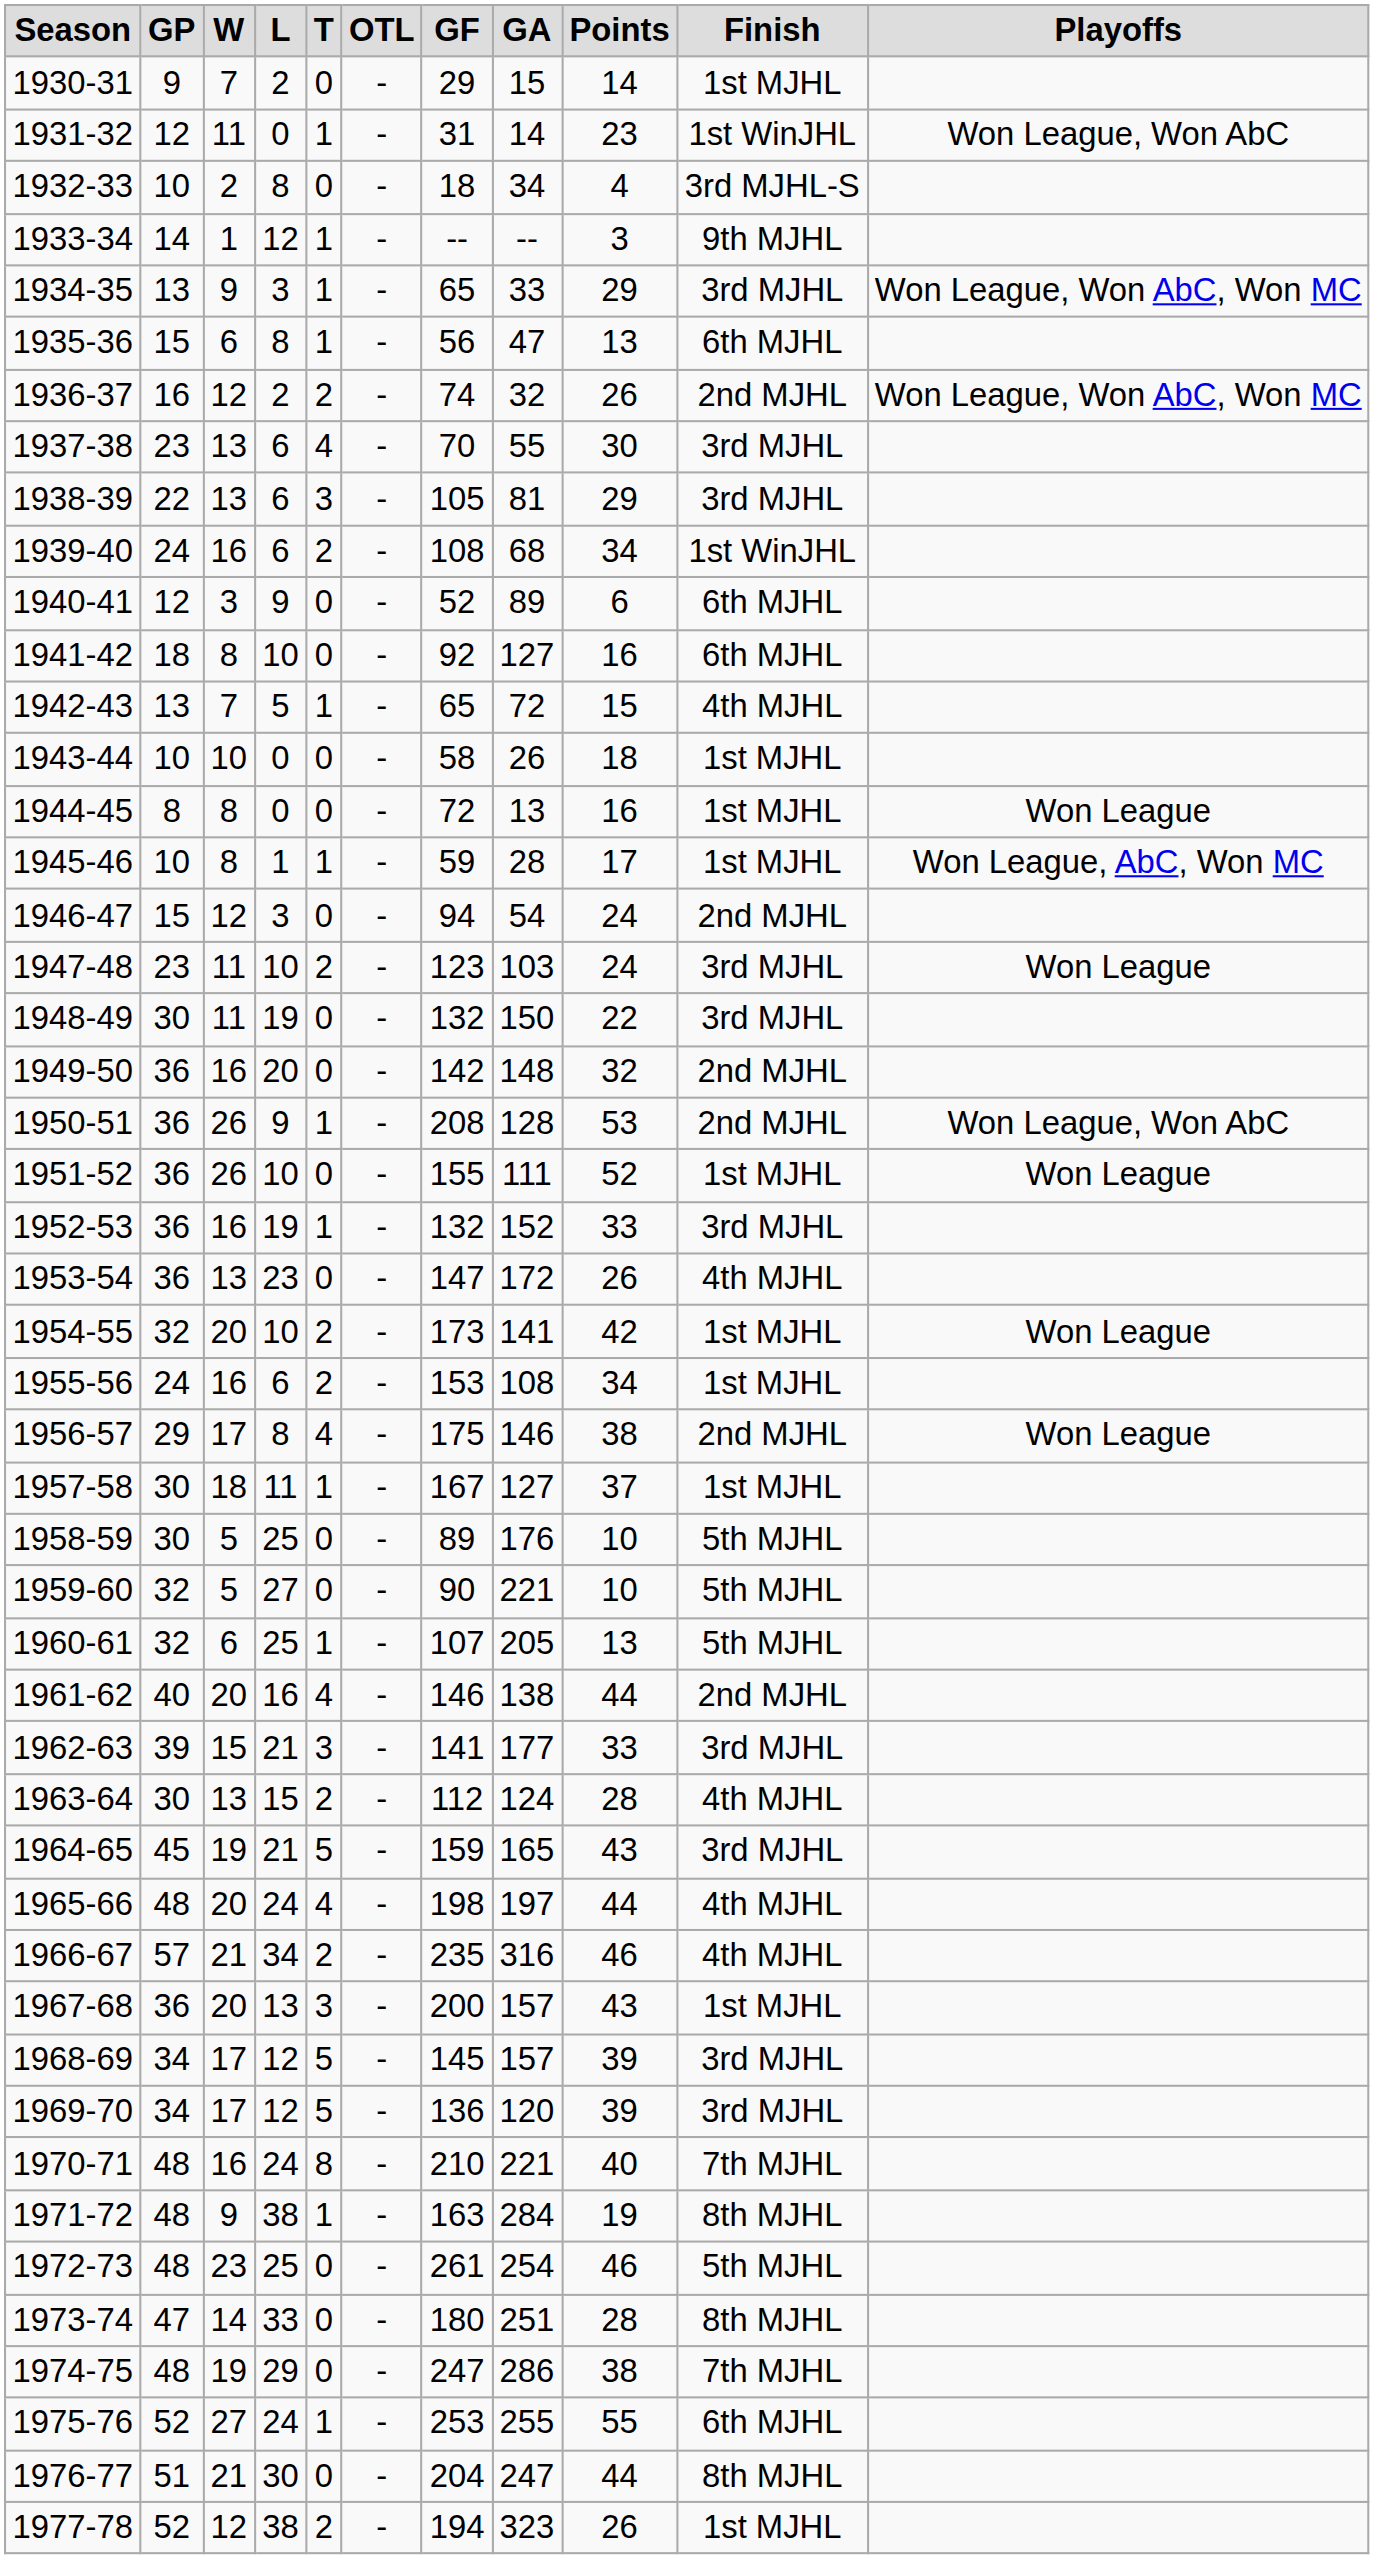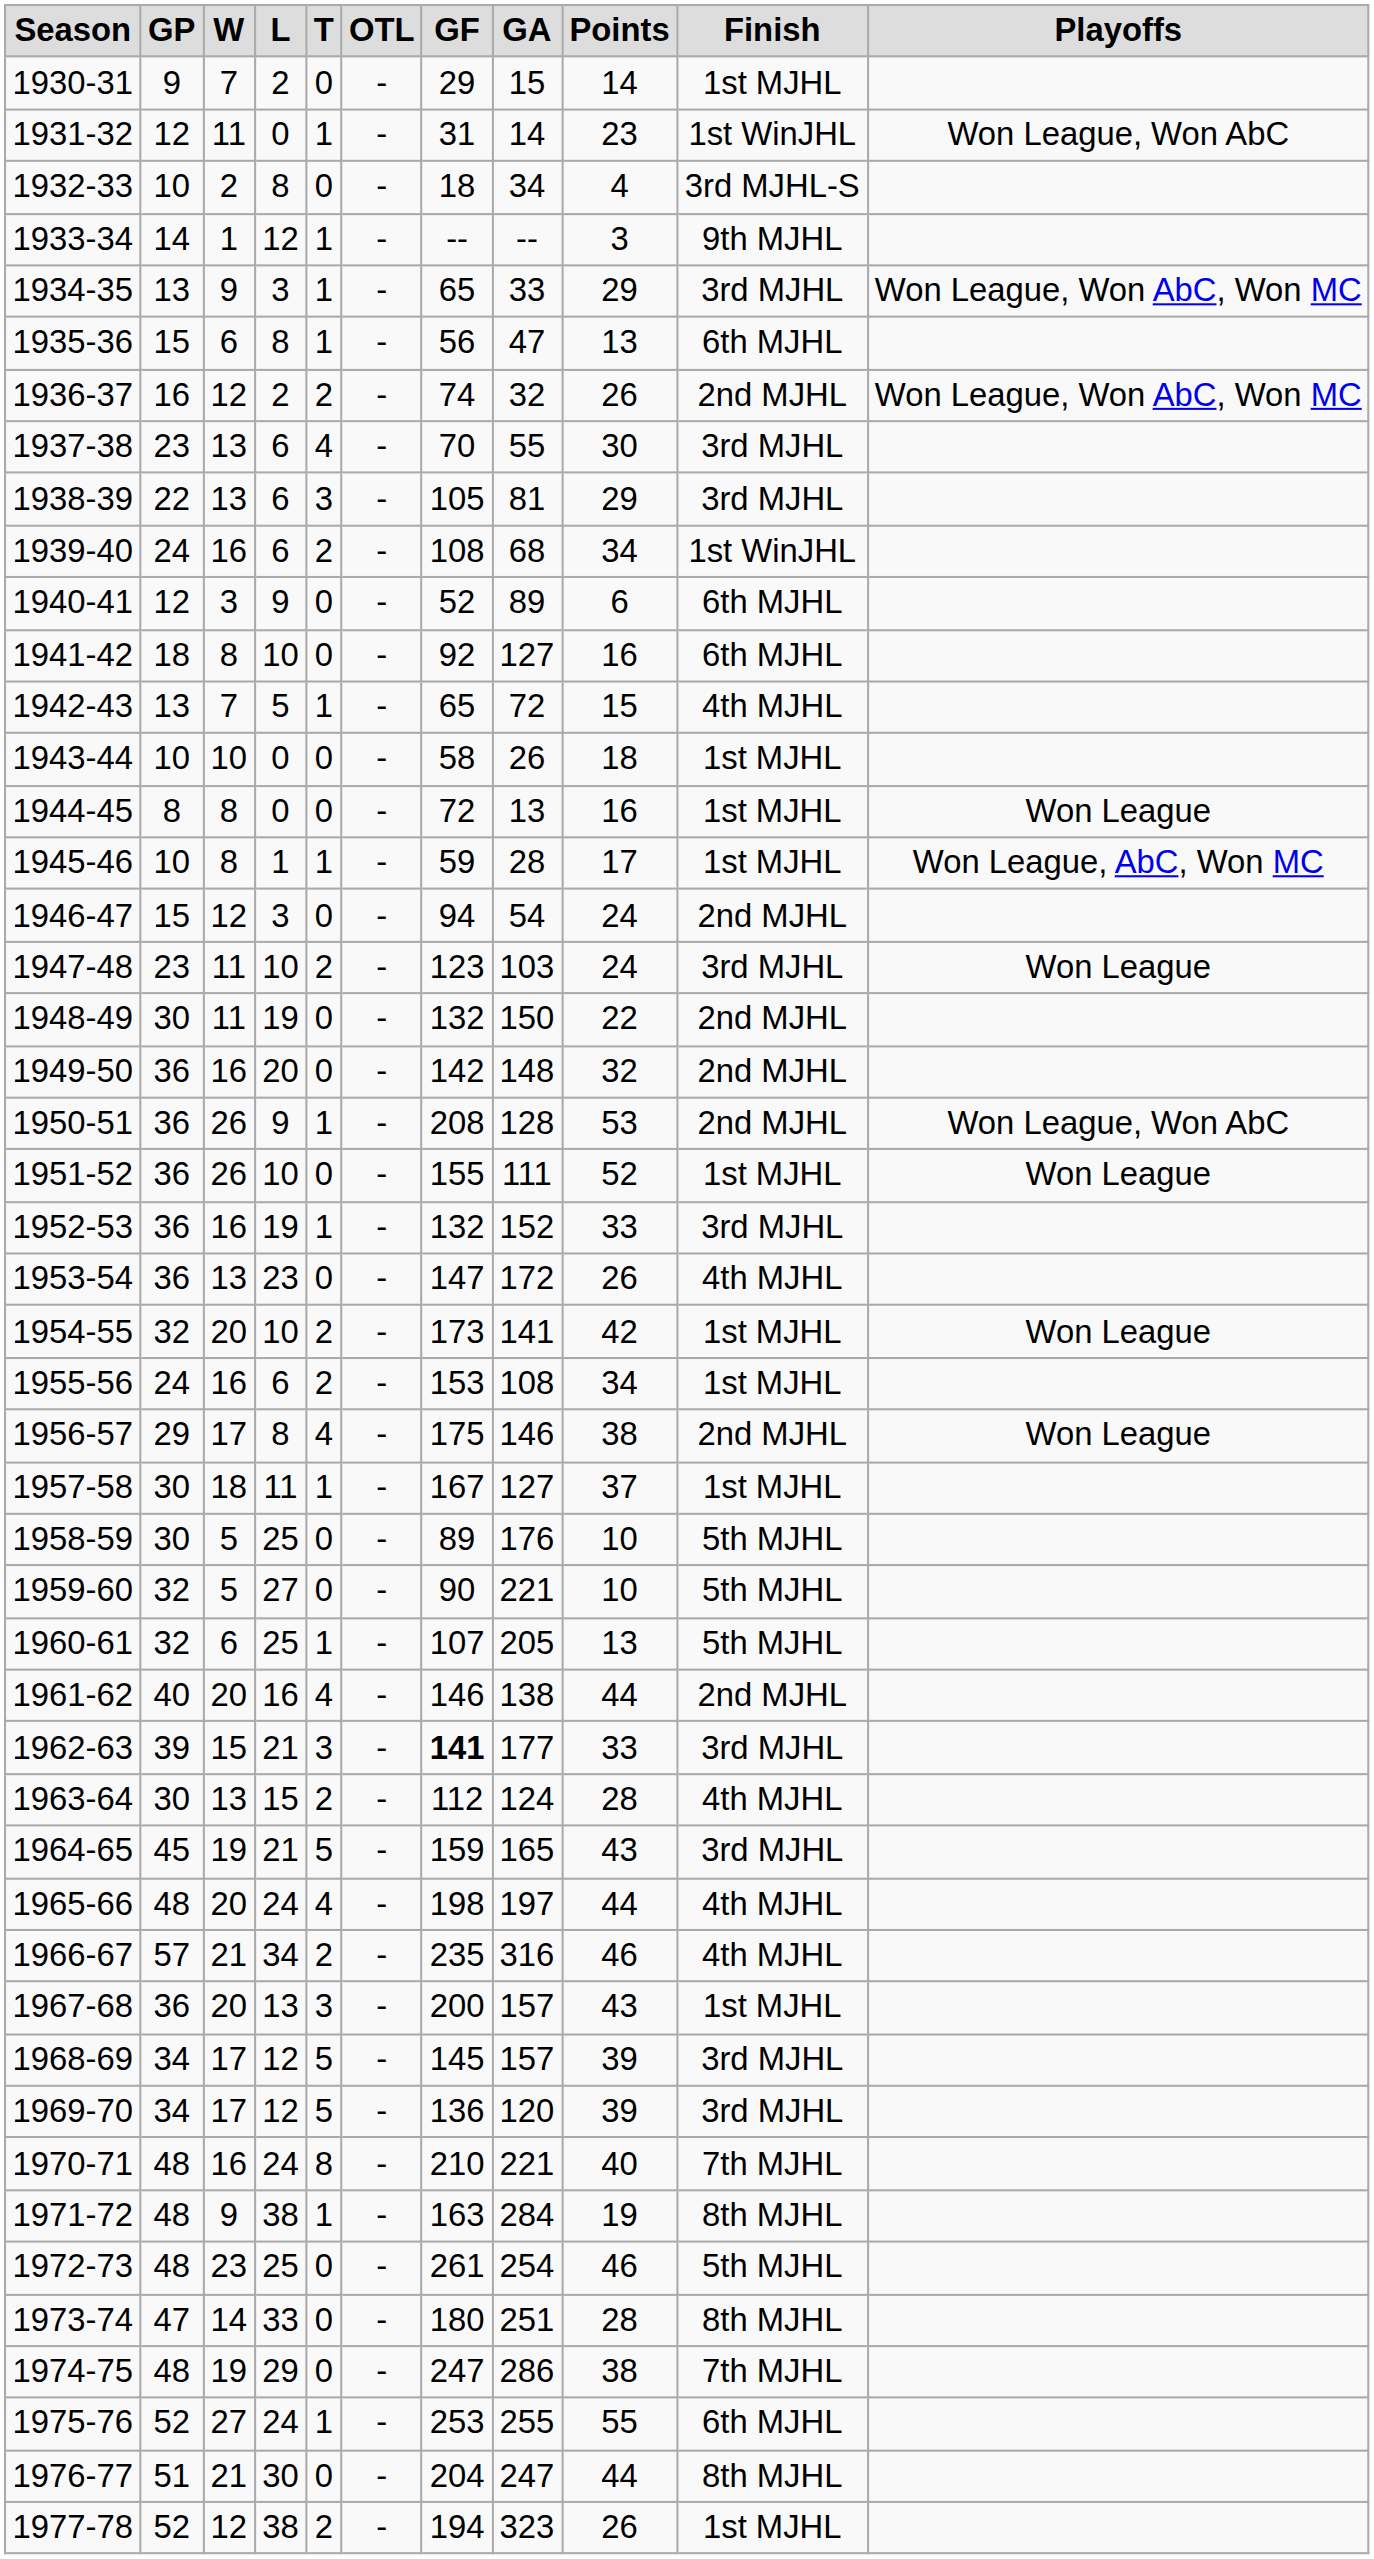(772, 1018) 3rd MJHL -> (772, 1018) 2nd MJHL
(457, 1747) normal -> (457, 1747) bold
